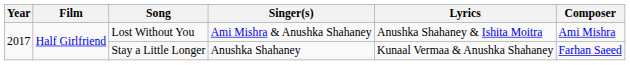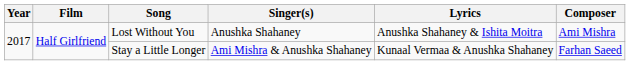(291, 32) Ami Mishra & Anushka Shahaney -> (256, 32) Anushka Shahaney
(256, 50) Anushka Shahaney -> (291, 50) Ami Mishra & Anushka Shahaney
